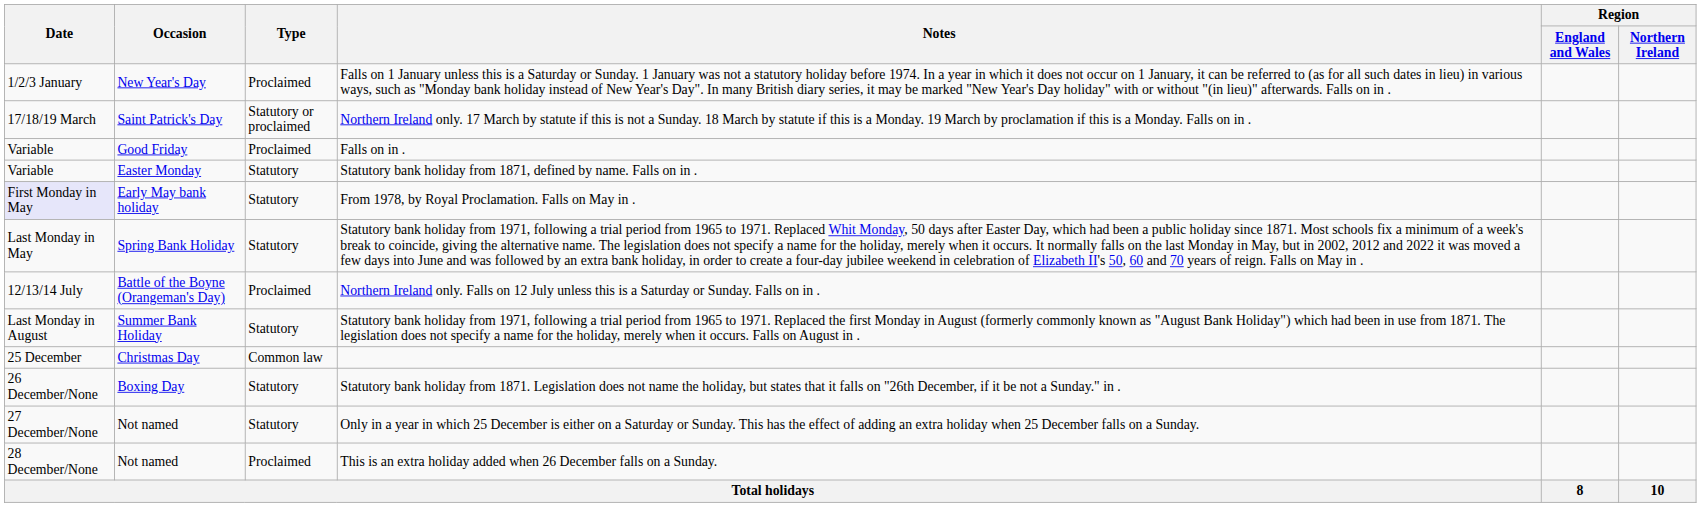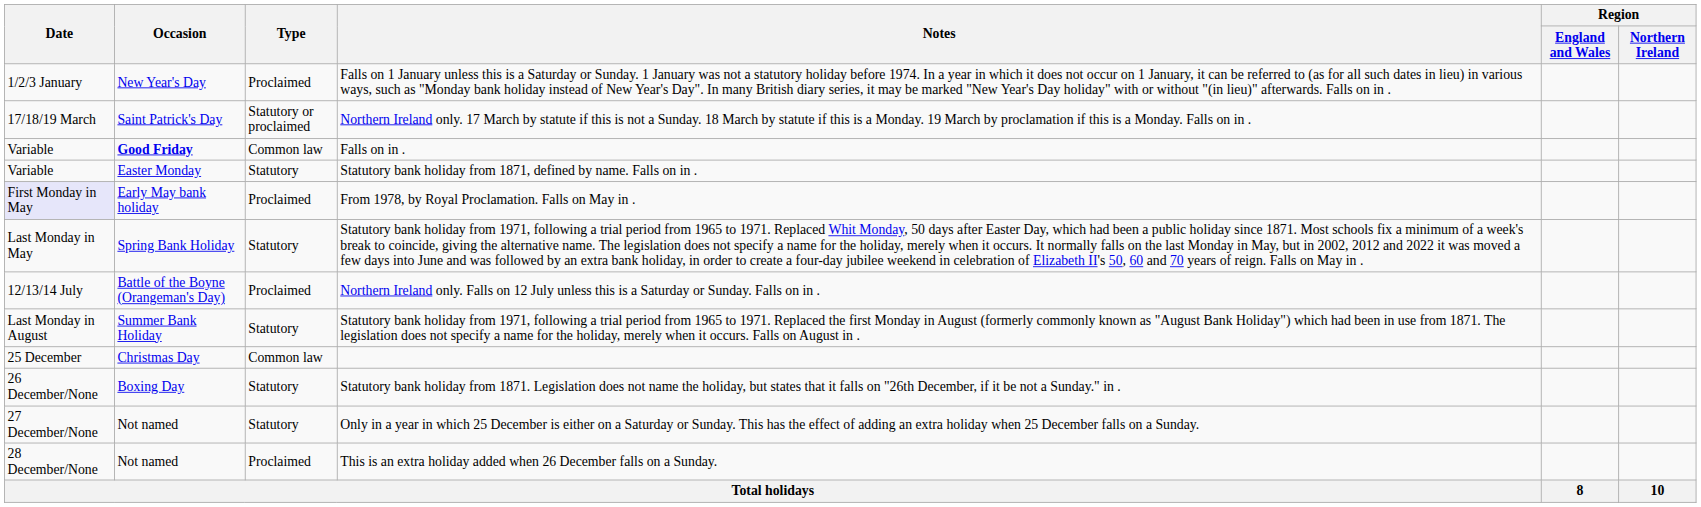(152, 149) normal -> (155, 149) bold
(280, 149) Proclaimed -> (286, 149) Common law
(274, 200) Statutory -> (280, 200) Proclaimed
